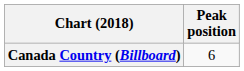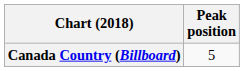(212, 54) 6 -> (212, 54) 5
